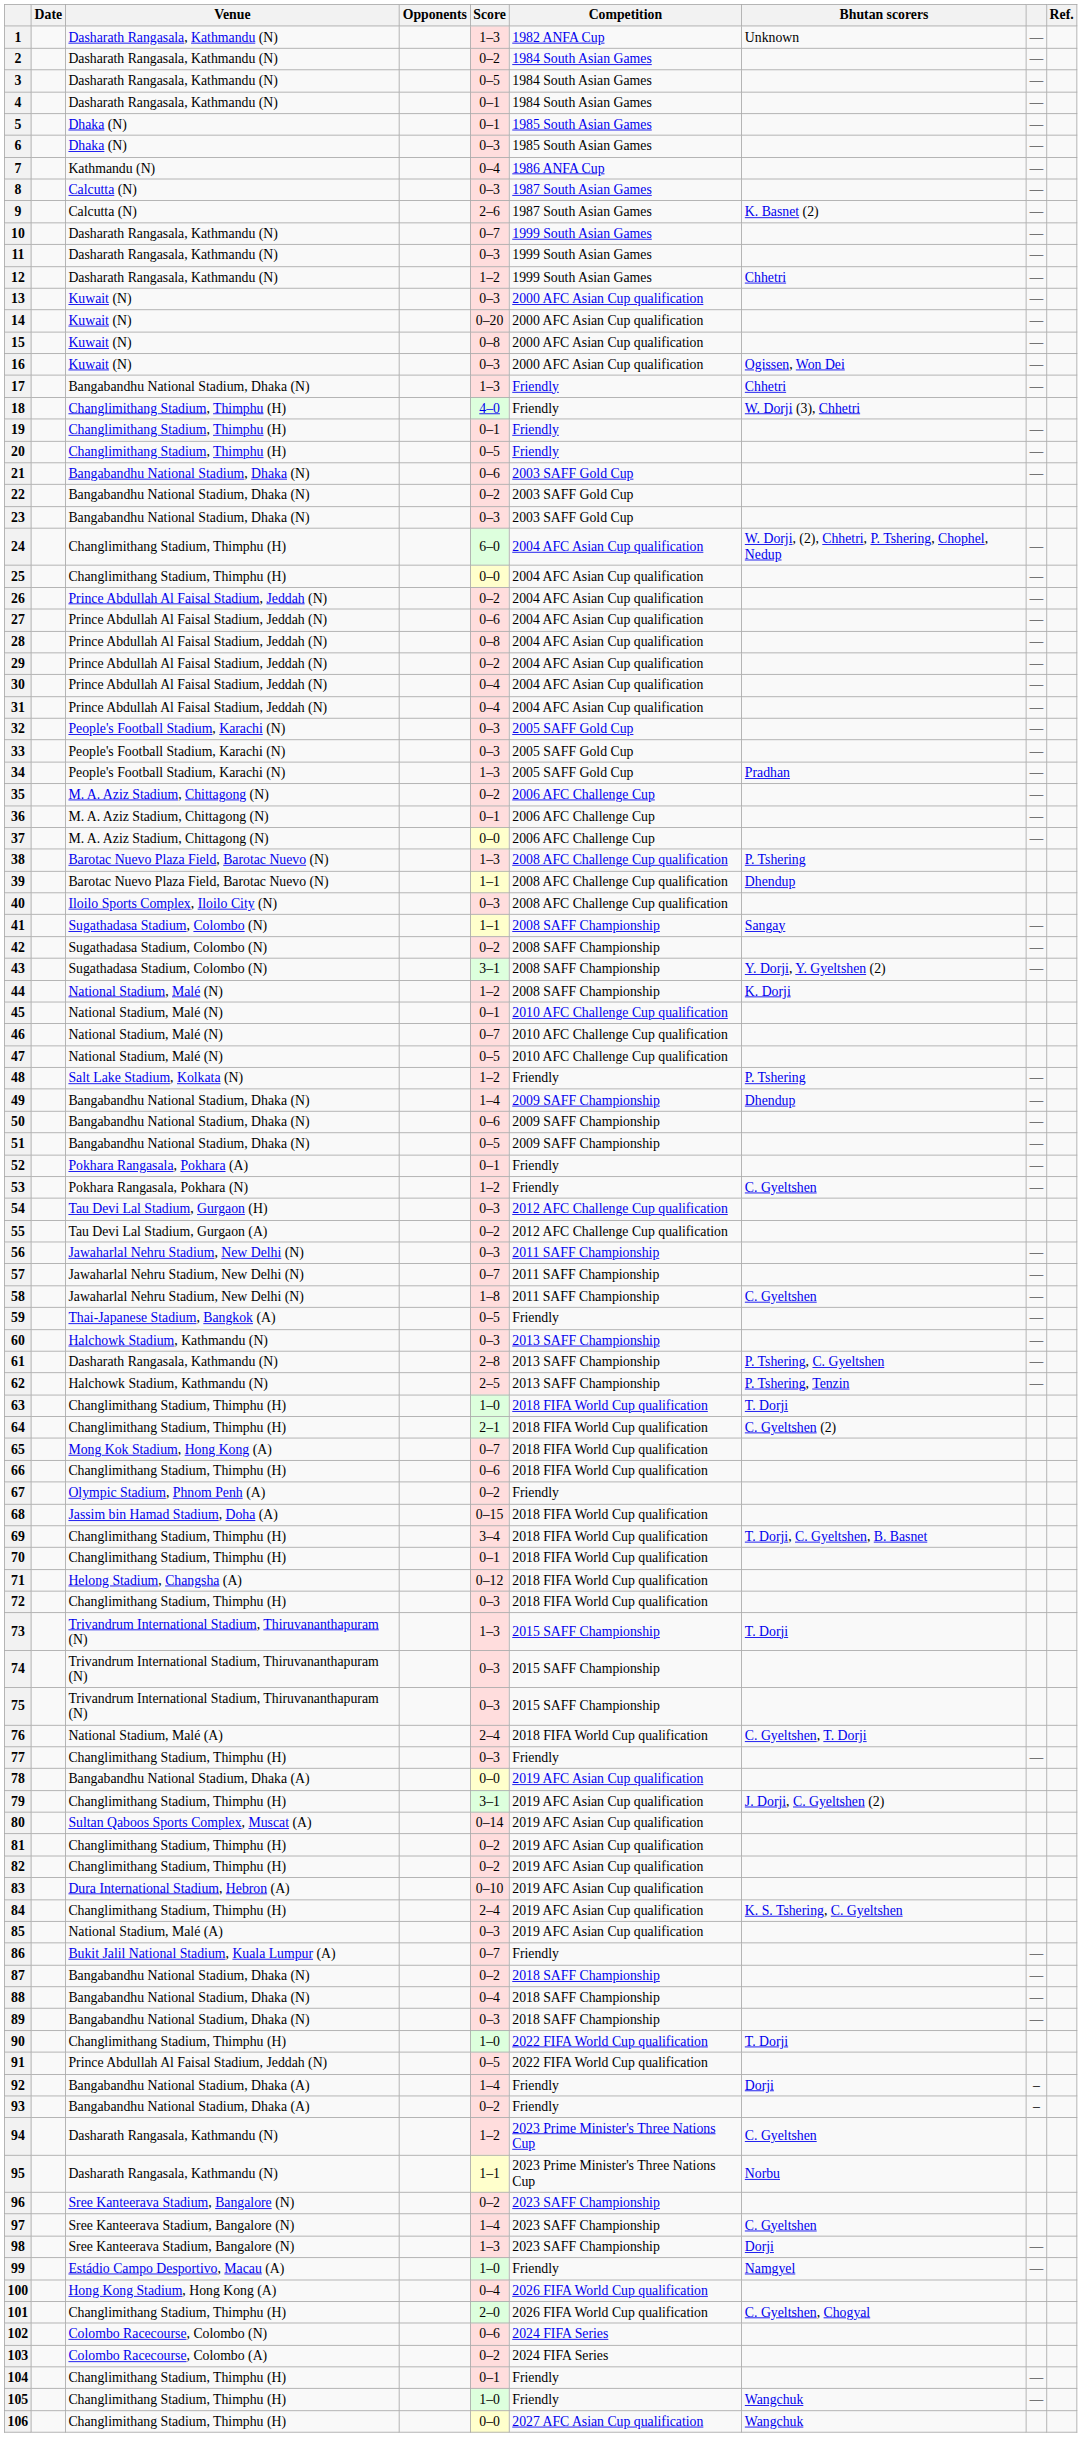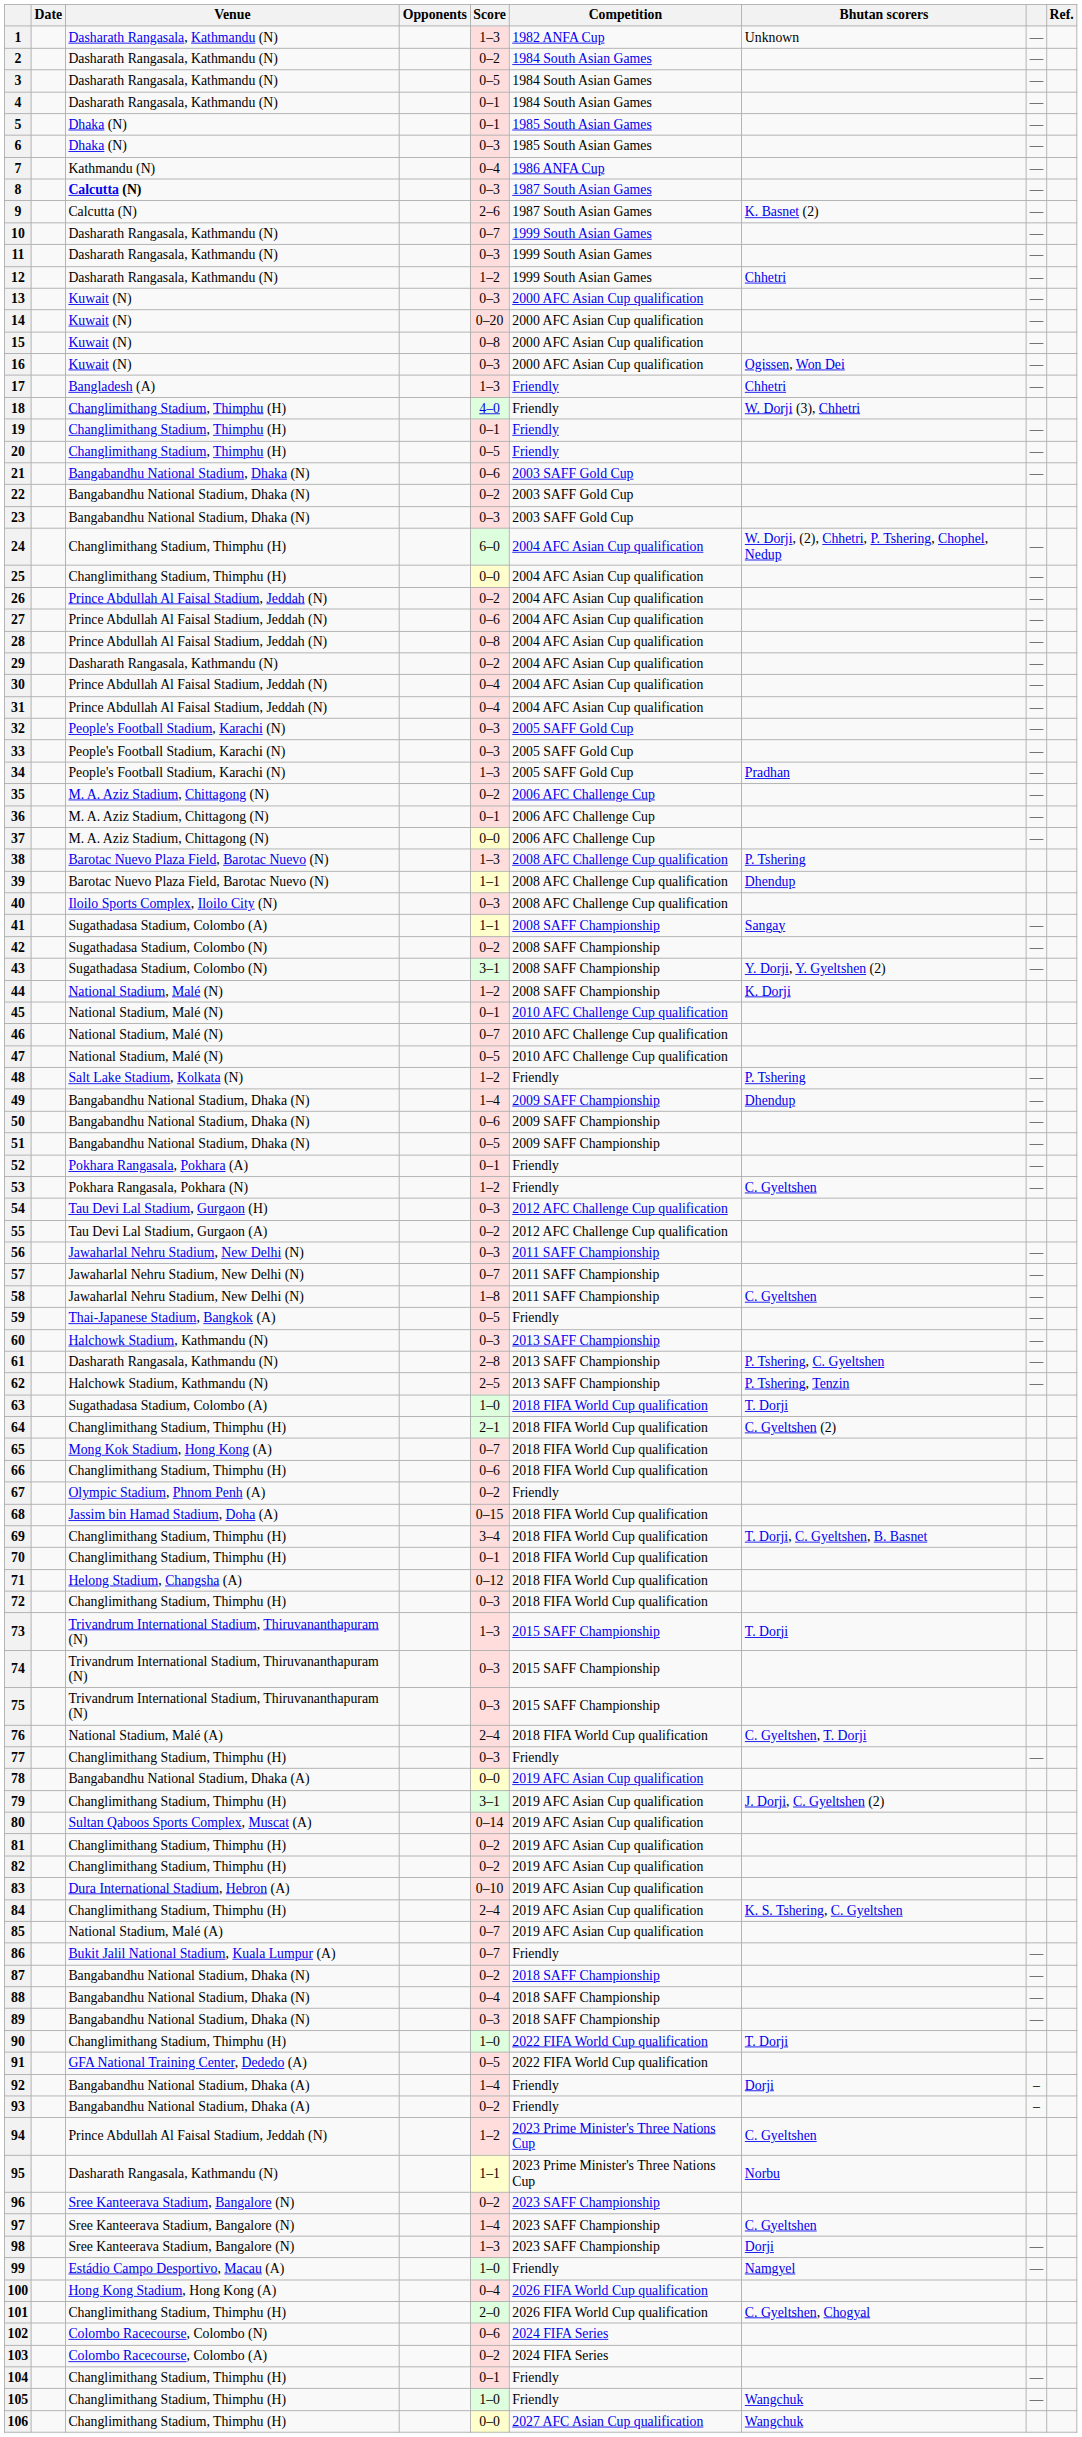(103, 189) normal -> (105, 189) bold
(189, 386) Bangabandhu National Stadium, Dhaka (N) -> (112, 386) Bangladesh (A)
(198, 663) Prince Abdullah Al Faisal Stadium, Jeddah (N) -> (173, 663) Dasharath Rangasala, Kathmandu (N)
(168, 925) Sugathadasa Stadium, Colombo (N) -> (168, 925) Sugathadasa Stadium, Colombo (A)
(177, 1405) Changlimithang Stadium, Thimphu (H) -> (168, 1405) Sugathadasa Stadium, Colombo (A)
(490, 1932) 0–3 -> (490, 1932) 0–7
(198, 2063) Prince Abdullah Al Faisal Stadium, Jeddah (N) -> (188, 2063) GFA National Training Center, Dededo (A)
(173, 2136) Dasharath Rangasala, Kathmandu (N) -> (198, 2136) Prince Abdullah Al Faisal Stadium, Jeddah (N)
